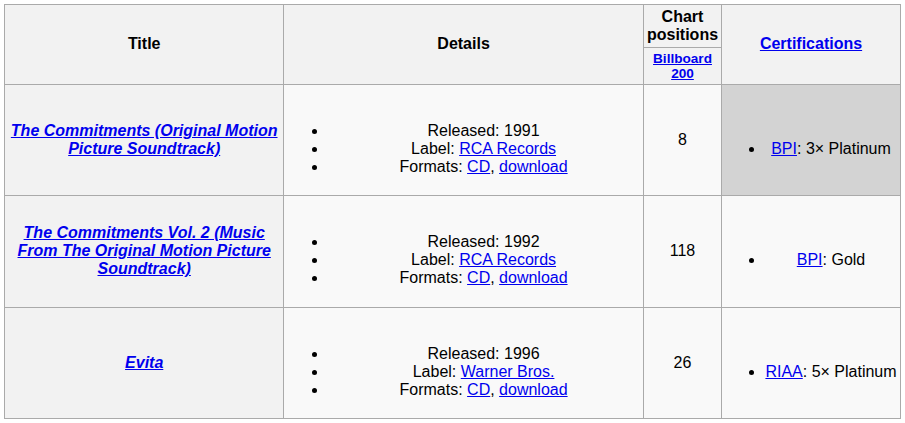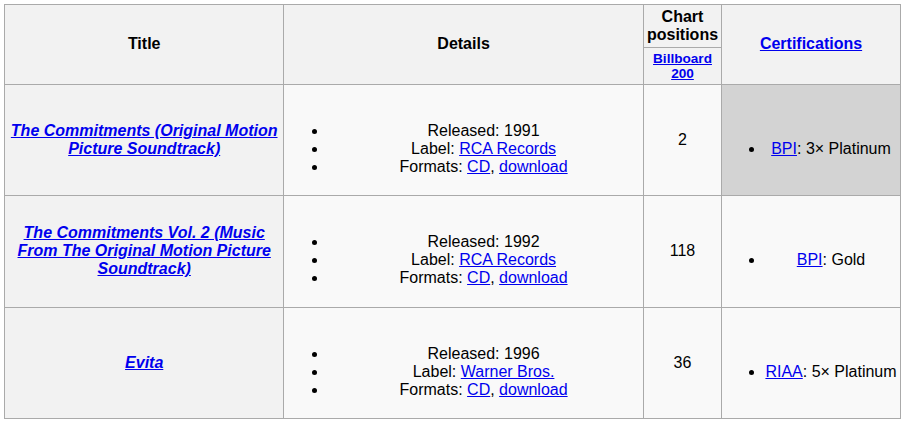(682, 140) 8 -> (682, 140) 2
(682, 362) 26 -> (682, 362) 36
